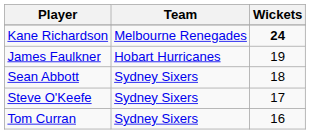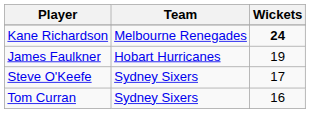- row: (43, 77)
